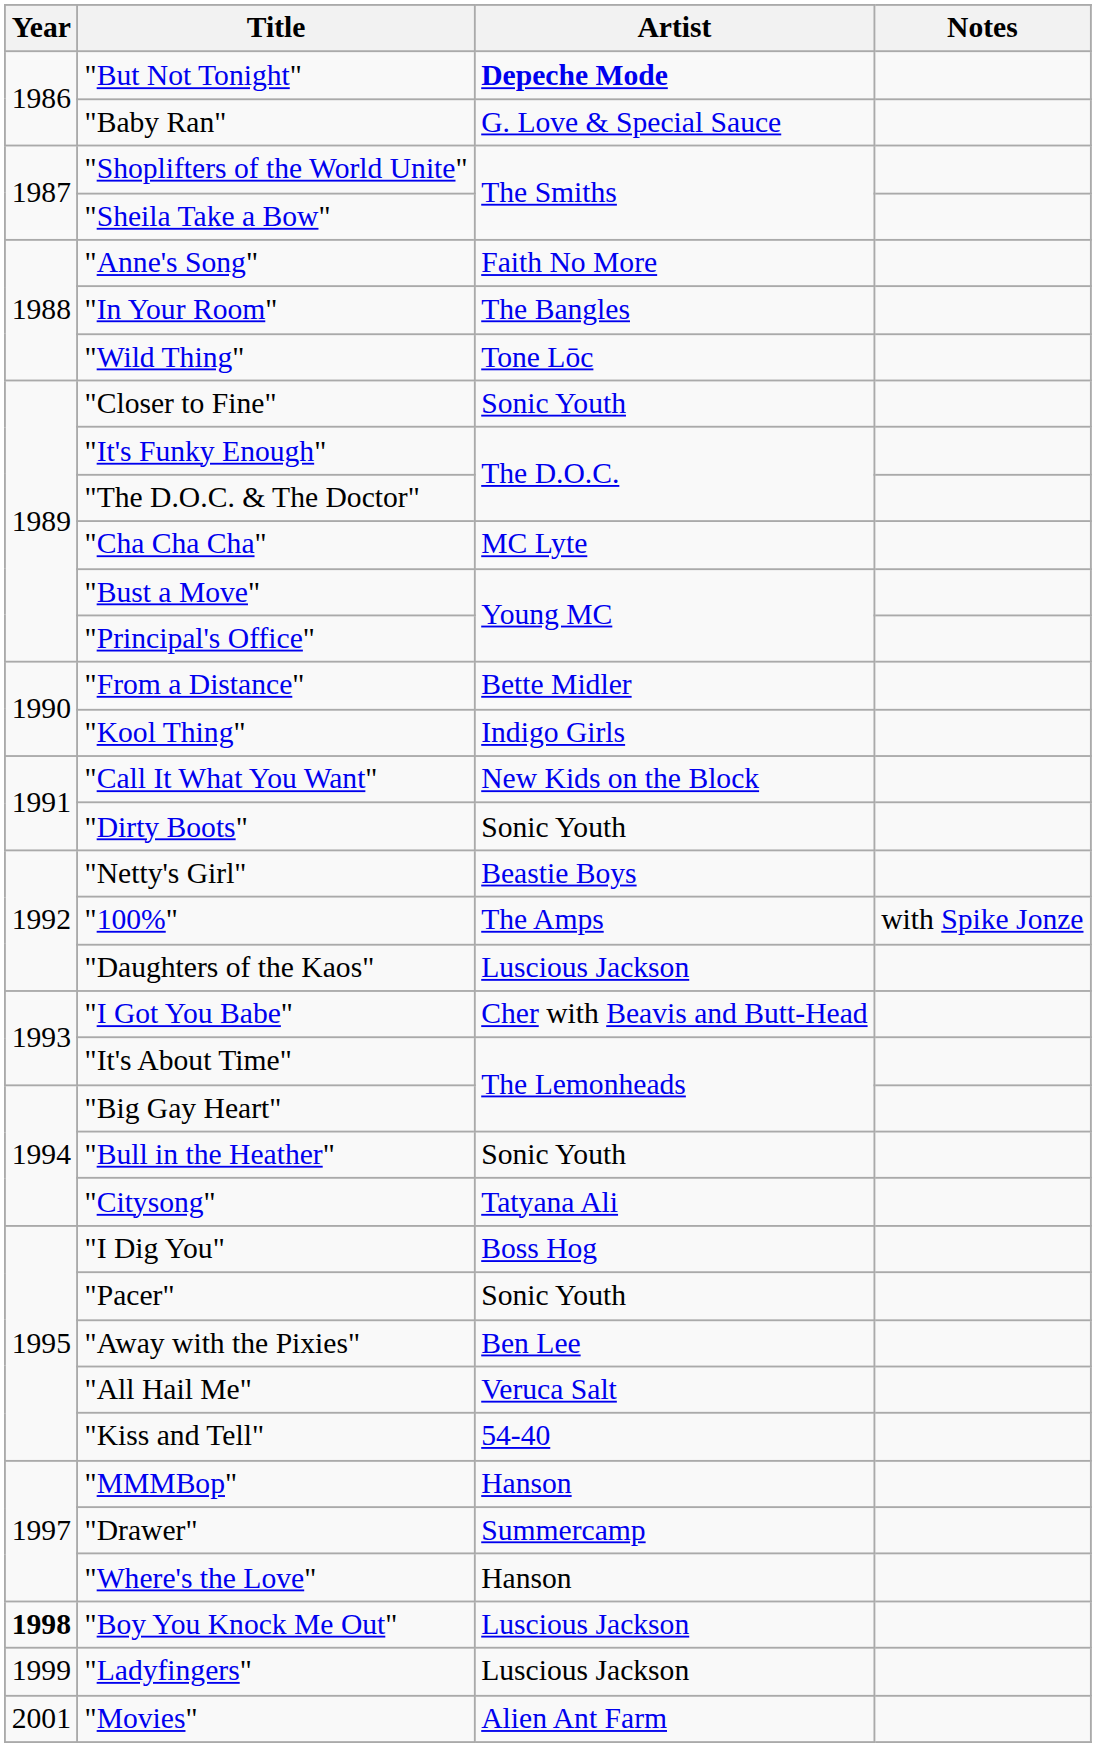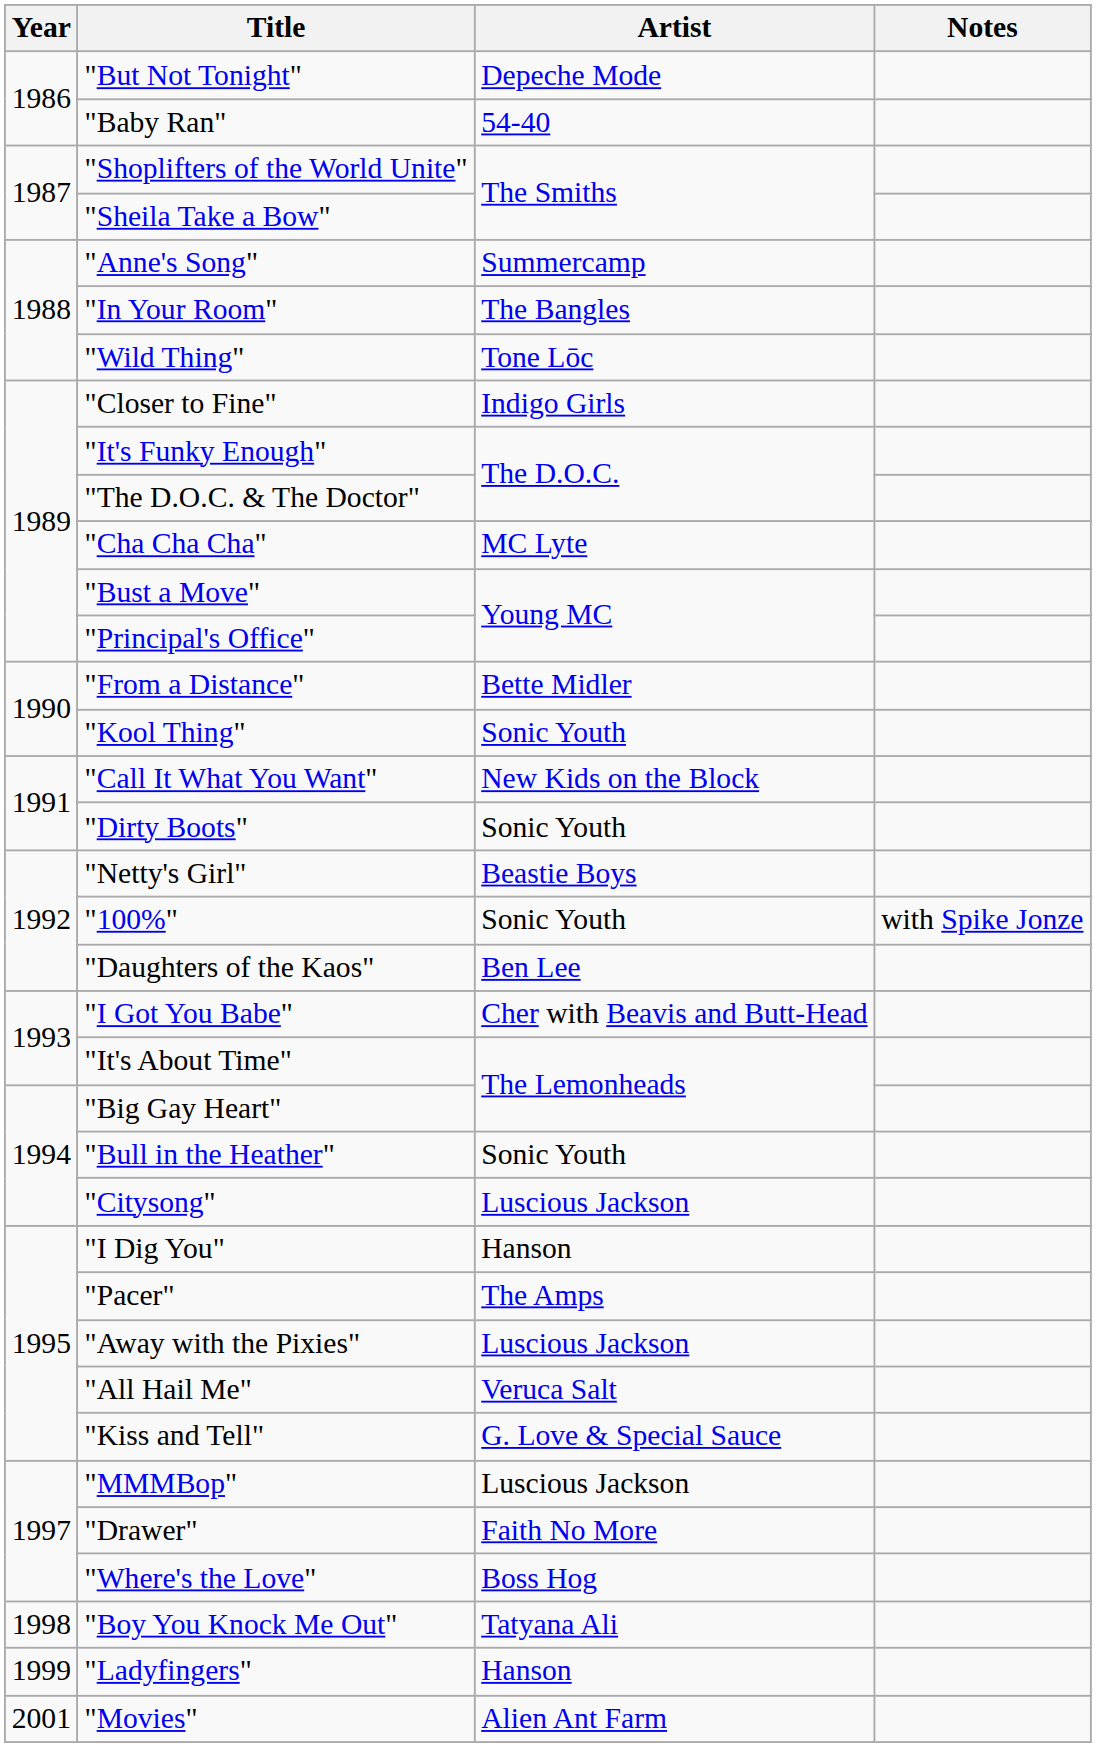(575, 74) bold -> (571, 74) normal
(631, 121) G. Love & Special Sauce -> (516, 121) 54-40
(569, 262) Faith No More -> (563, 262) Summercamp
(554, 403) Sonic Youth -> (553, 403) Indigo Girls
(553, 732) Indigo Girls -> (554, 732) Sonic Youth
(542, 919) The Amps -> (554, 919) Sonic Youth
(585, 966) Luscious Jackson -> (531, 966) Ben Lee
(550, 1201) Tatyana Ali -> (585, 1201) Luscious Jackson
(539, 1248) Boss Hog -> (526, 1248) Hanson
(554, 1295) Sonic Youth -> (542, 1295) The Amps
(531, 1342) Ben Lee -> (585, 1342) Luscious Jackson
(516, 1436) 54-40 -> (631, 1436) G. Love & Special Sauce
(526, 1483) Hanson -> (585, 1483) Luscious Jackson
(563, 1530) Summercamp -> (569, 1530) Faith No More
(526, 1577) Hanson -> (539, 1577) Boss Hog
(41, 1624) bold -> (41, 1624) normal
(585, 1624) Luscious Jackson -> (550, 1624) Tatyana Ali
(585, 1671) Luscious Jackson -> (526, 1671) Hanson
